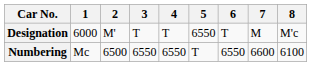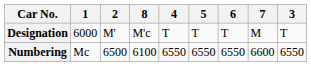columns swapped: (144, 14) <-> (292, 14)
(203, 33) 6550 -> (195, 33) T
(195, 52) T -> (203, 52) 6550
